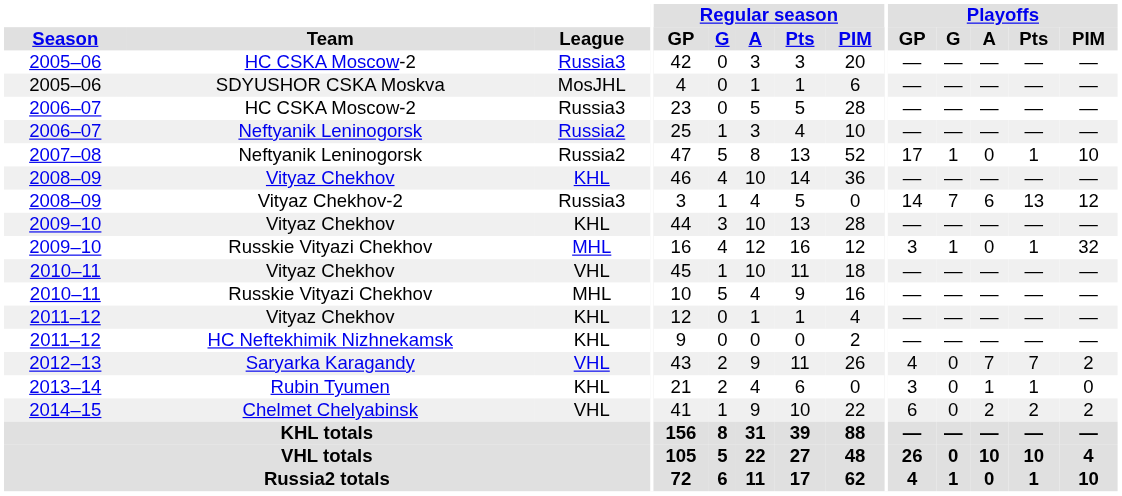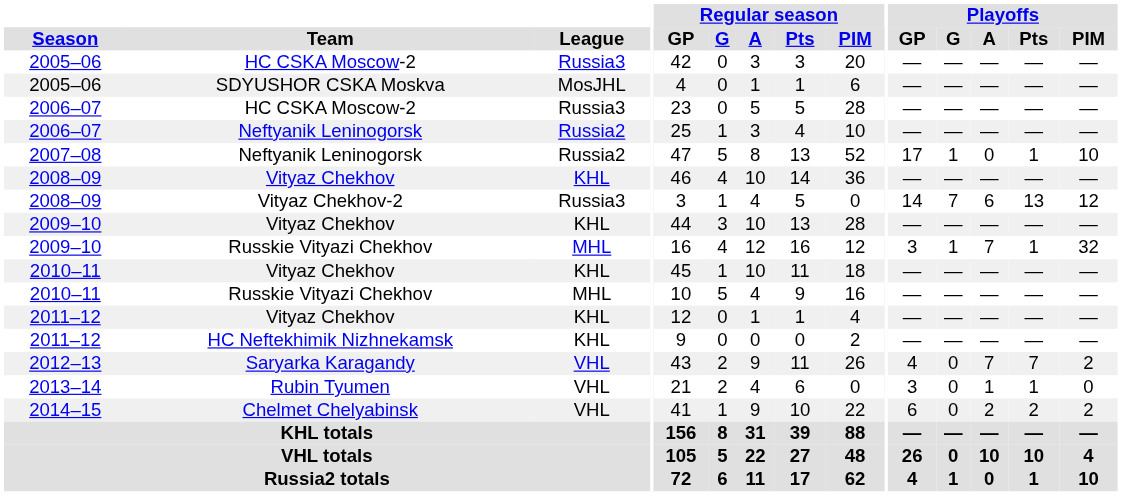(989, 247) 0 -> (989, 247) 7
(592, 270) VHL -> (592, 270) KHL
(592, 386) KHL -> (592, 386) VHL
